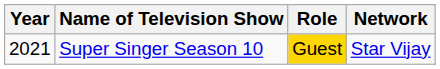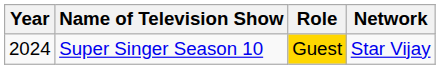(30, 49) 2021 -> (30, 49) 2024
